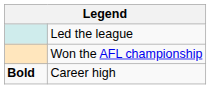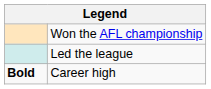rows swapped: (126, 53) <-> (92, 34)
